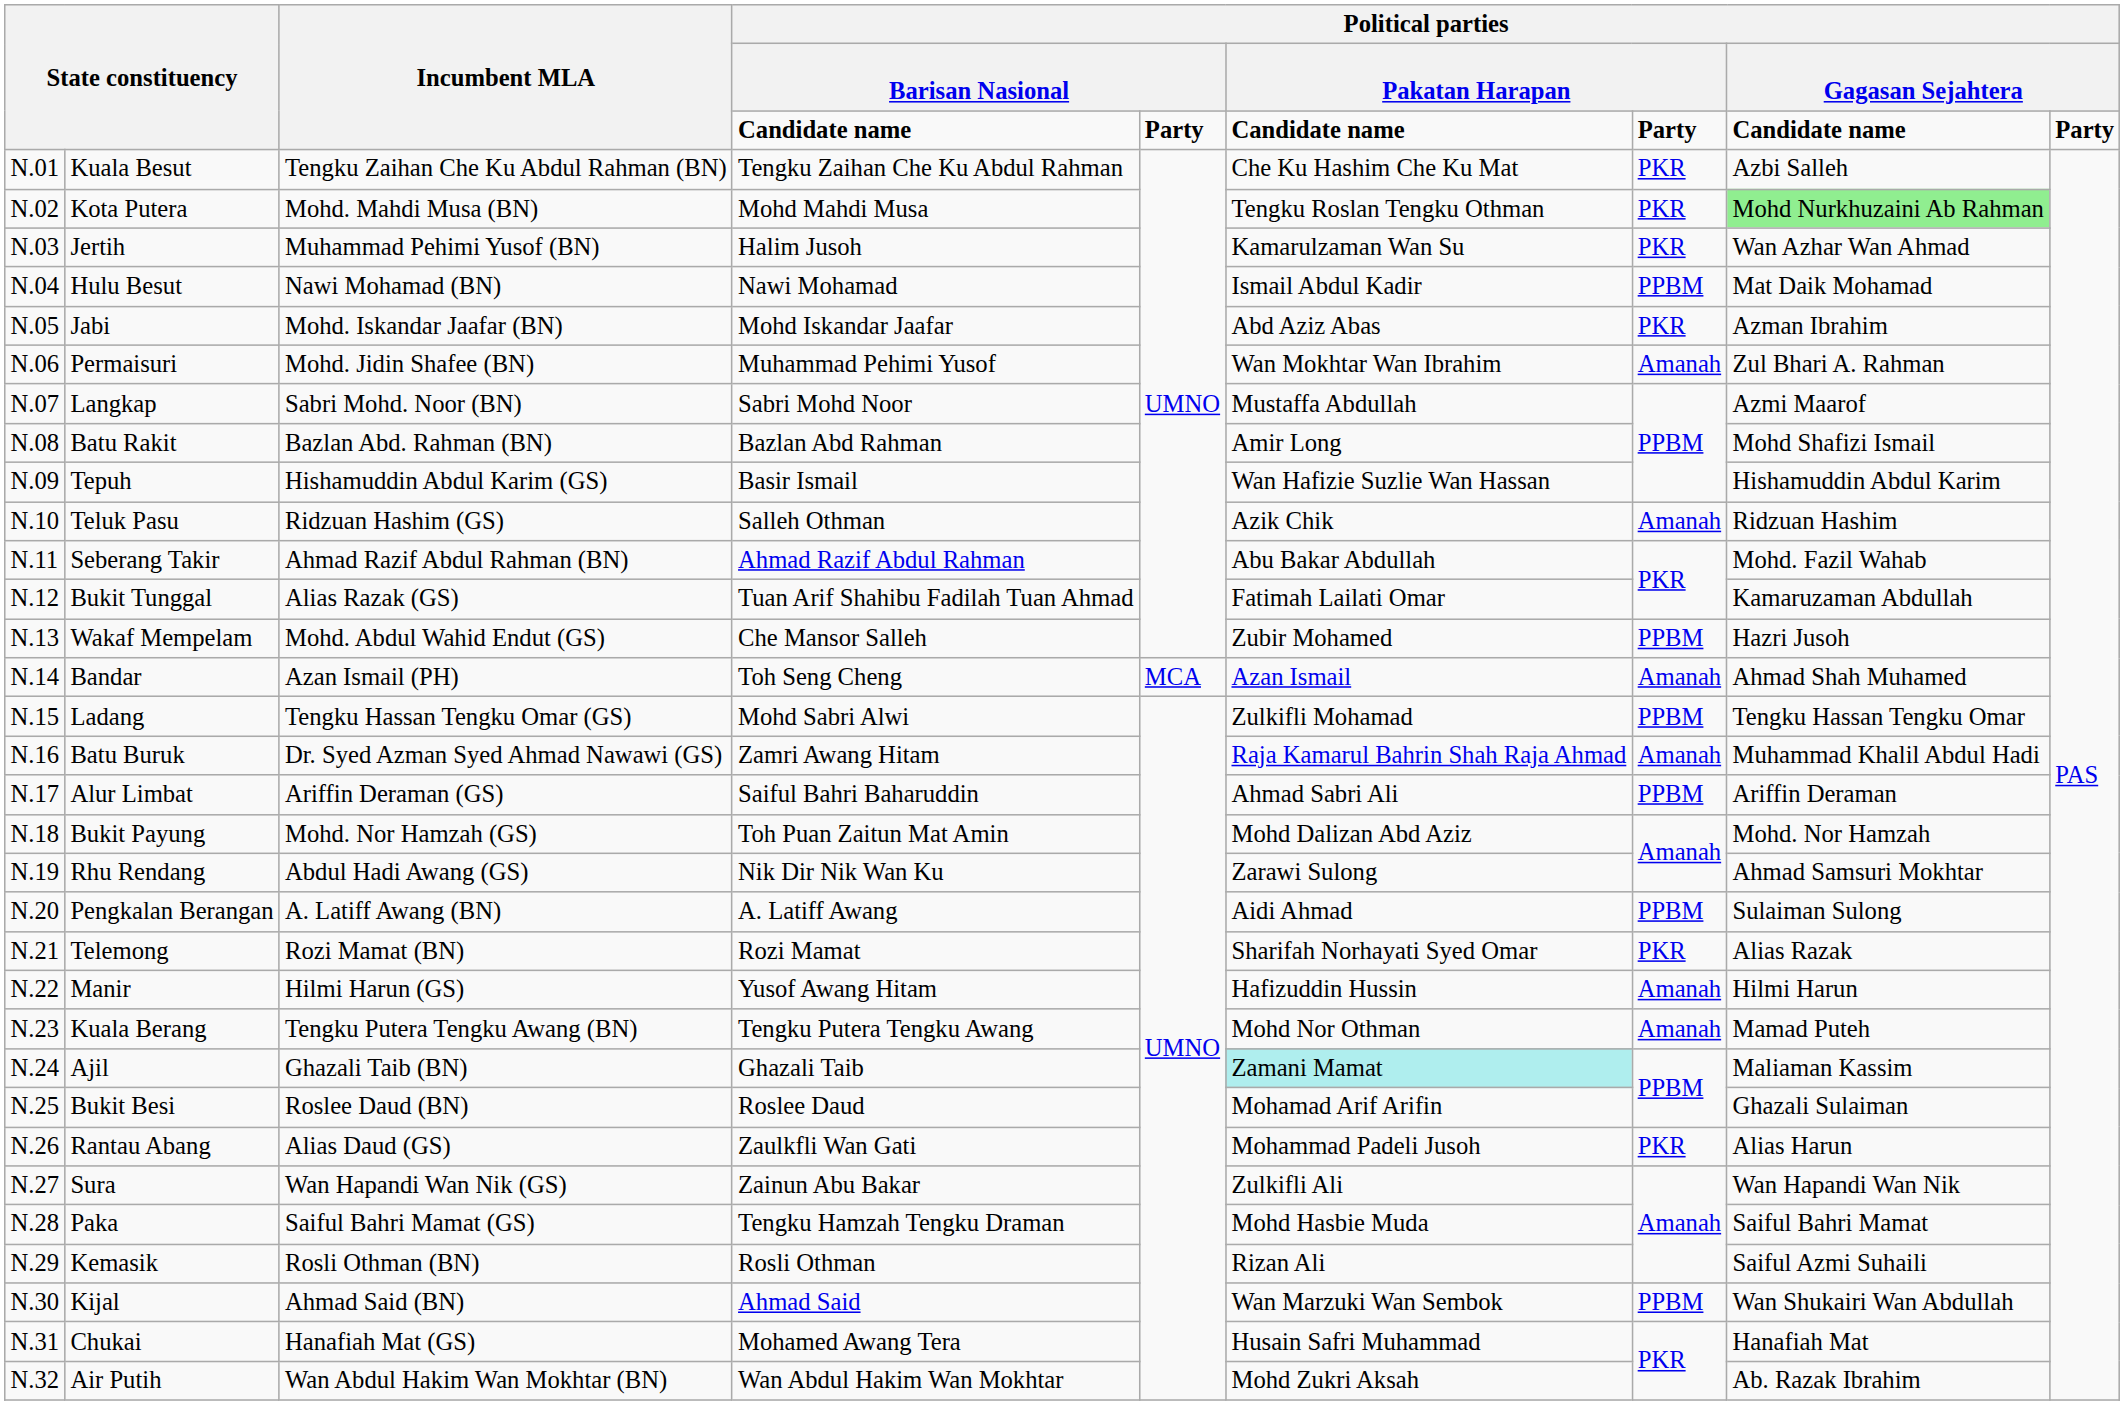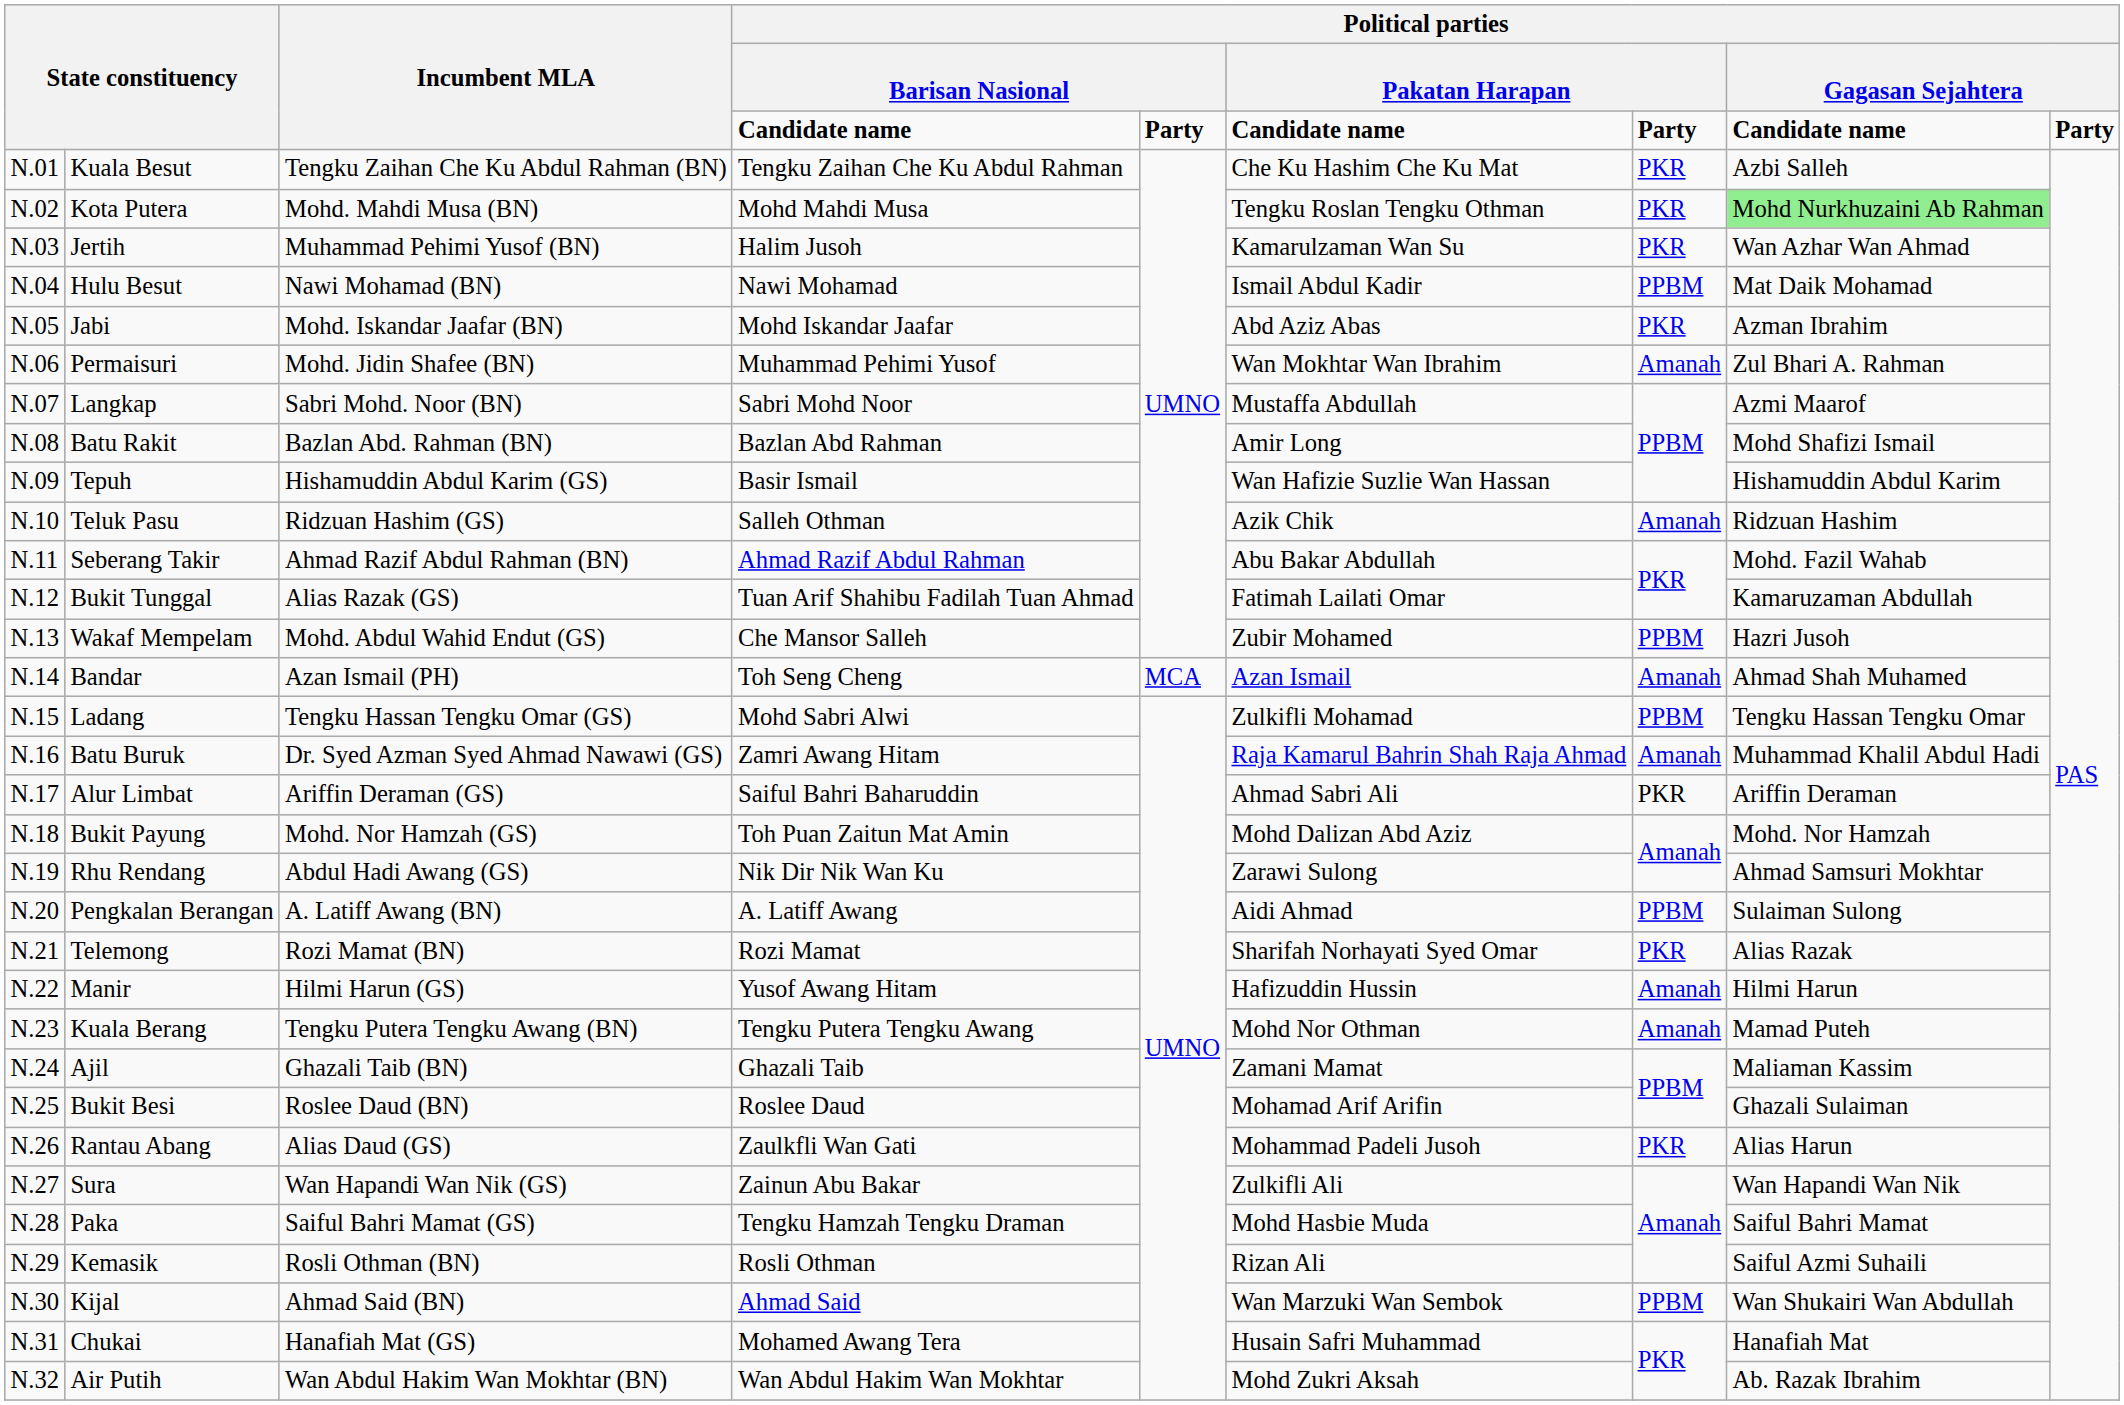(1671, 794) PPBM -> (1662, 794) PKR
(1307, 1067) paleturquoise background -> (1307, 1067) no background
